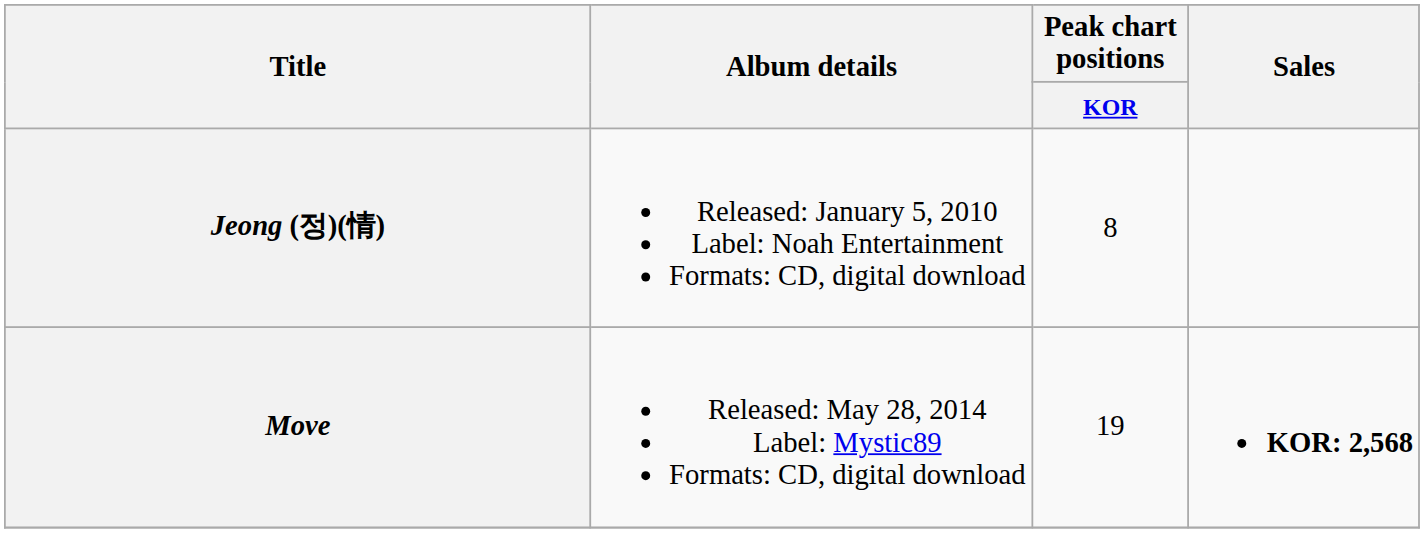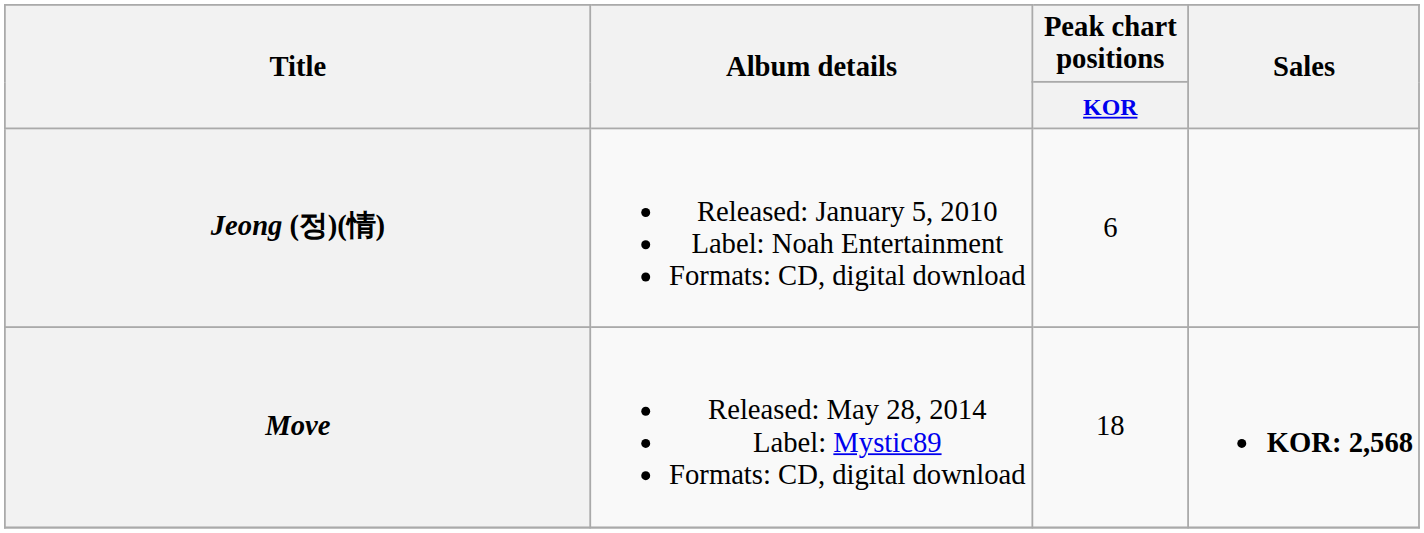(1110, 227) 8 -> (1110, 227) 6
(1110, 426) 19 -> (1110, 426) 18
